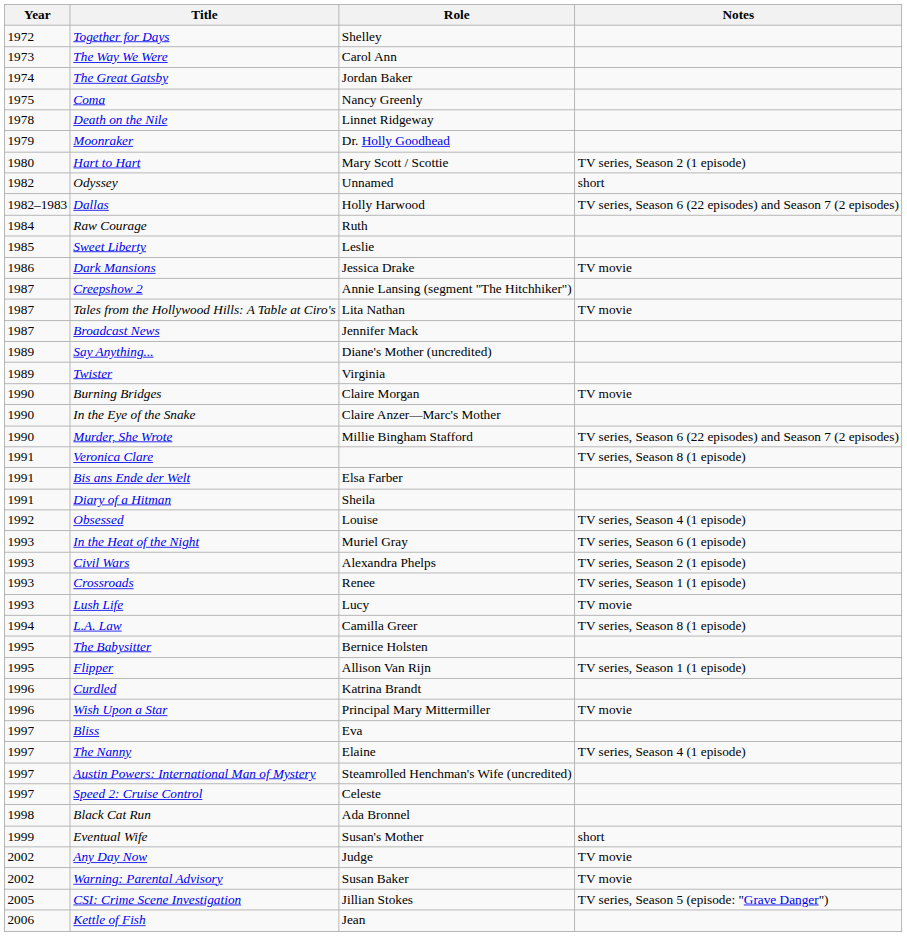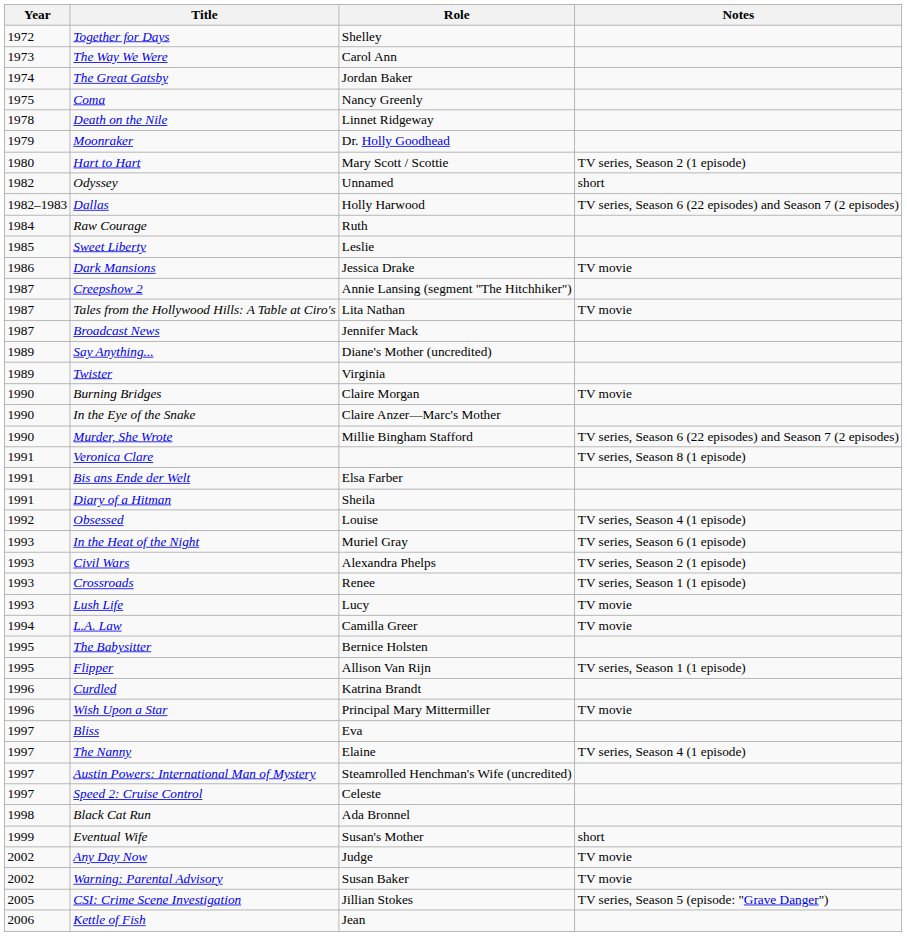(662, 625) TV series, Season 8 (1 episode) -> (605, 625) TV movie
